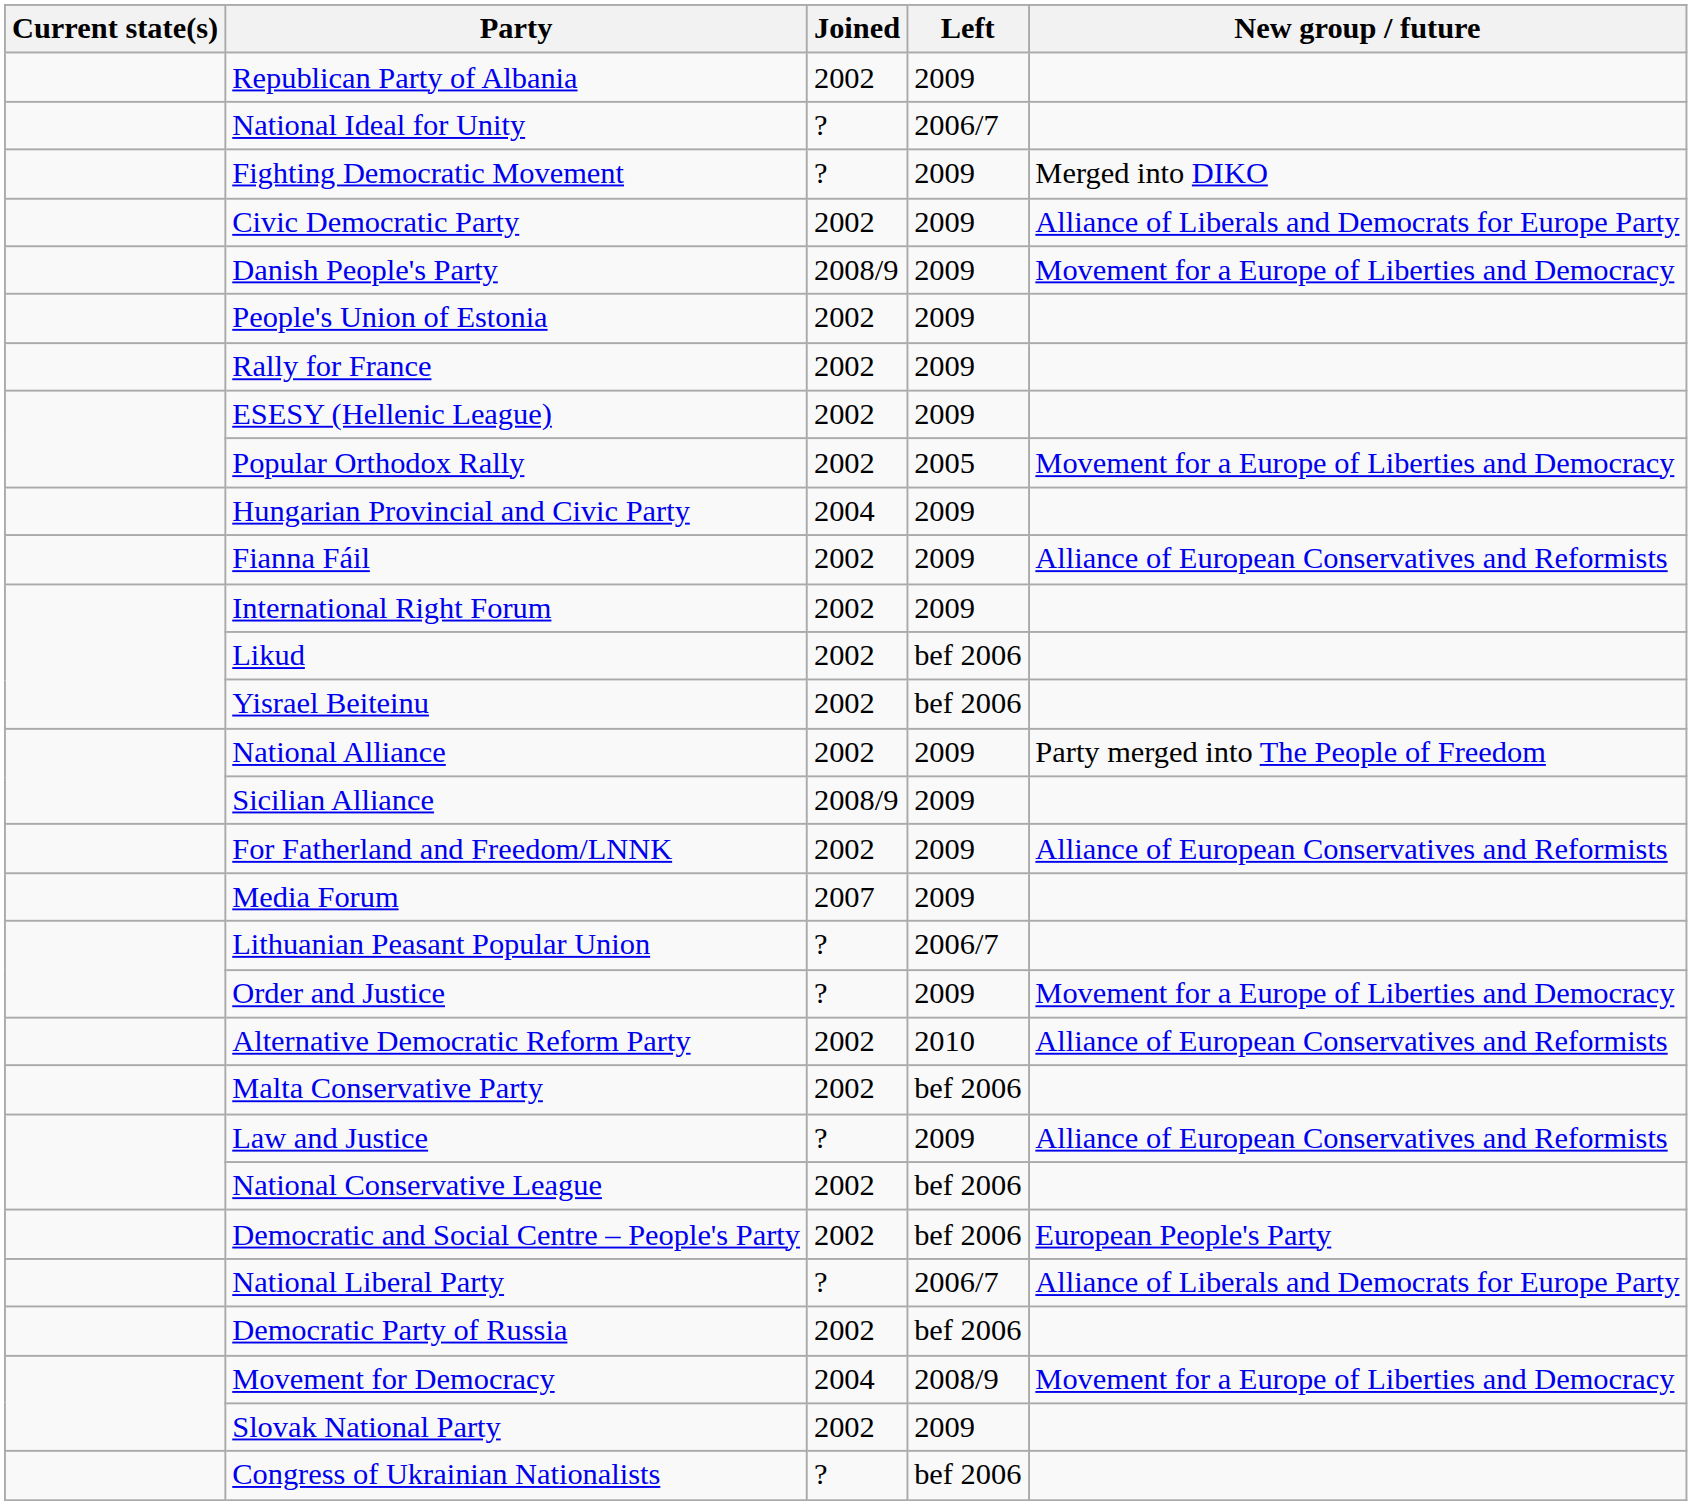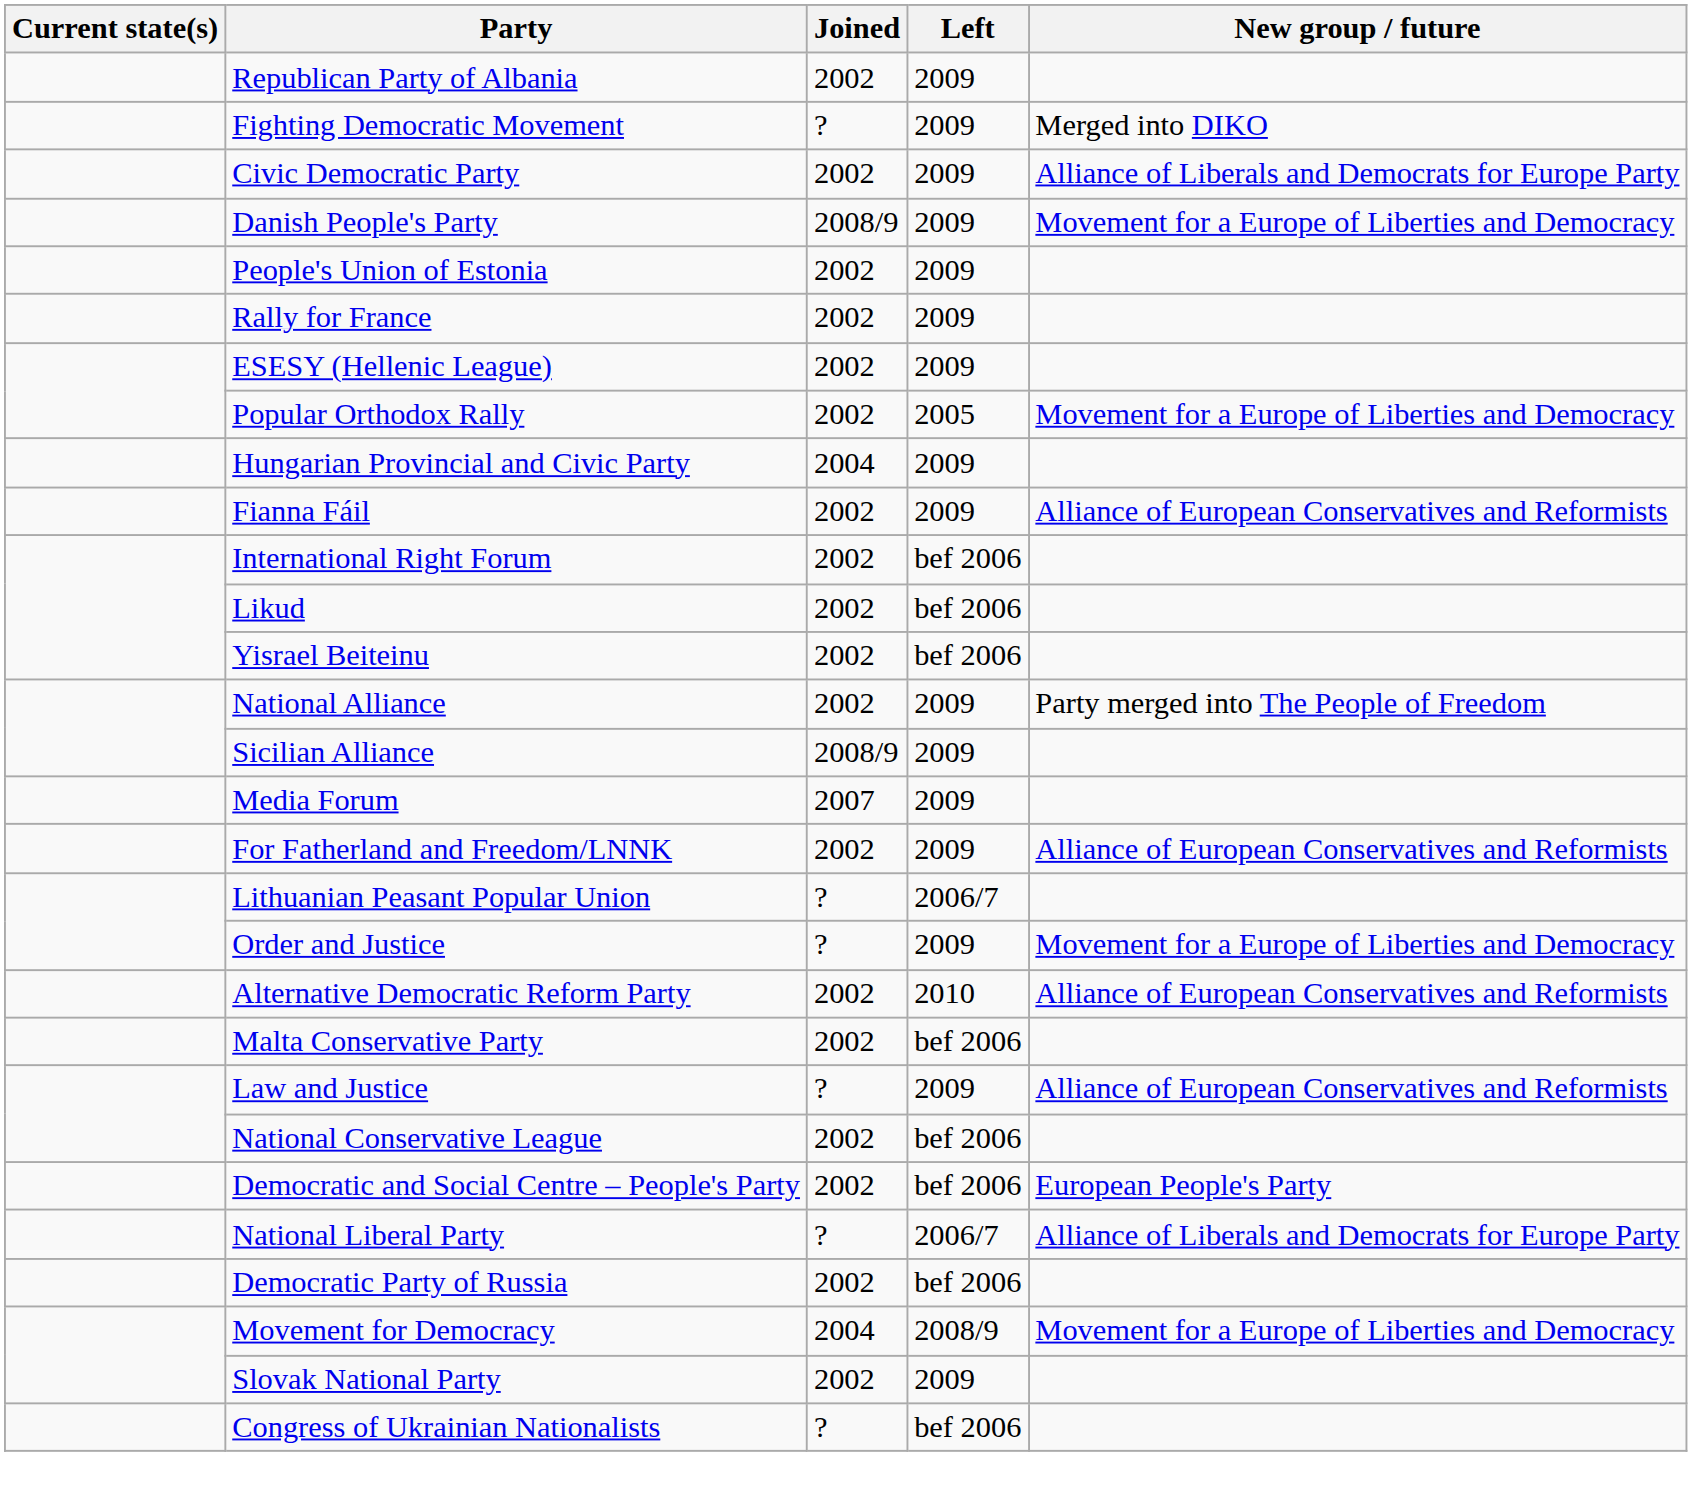- row: (379, 125)
(945, 607) 2009 -> (968, 558) bef 2006
rows swapped: (315, 896) <-> (452, 848)
